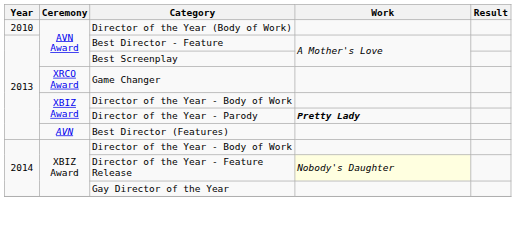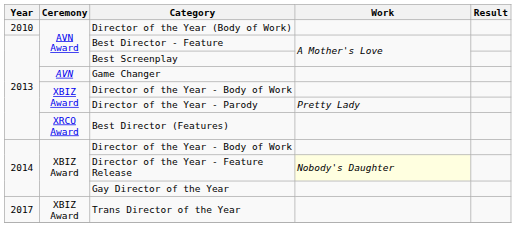(65, 79) XRCO Award -> (65, 74) AVN
(329, 116) bold -> (329, 105) normal
(65, 131) AVN -> (65, 126) XRCO Award
+ row: (22, 210)
